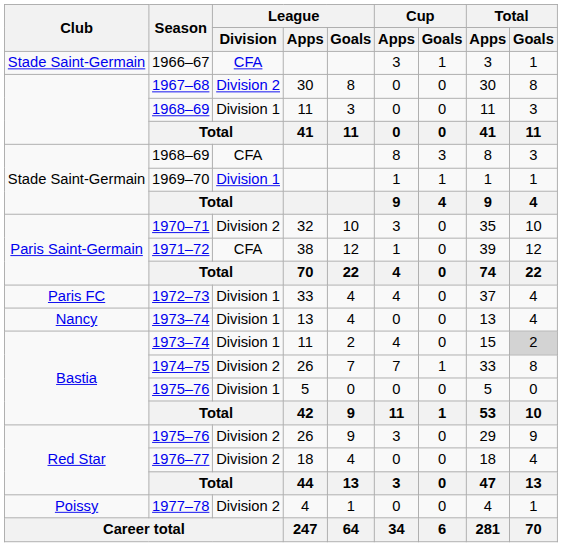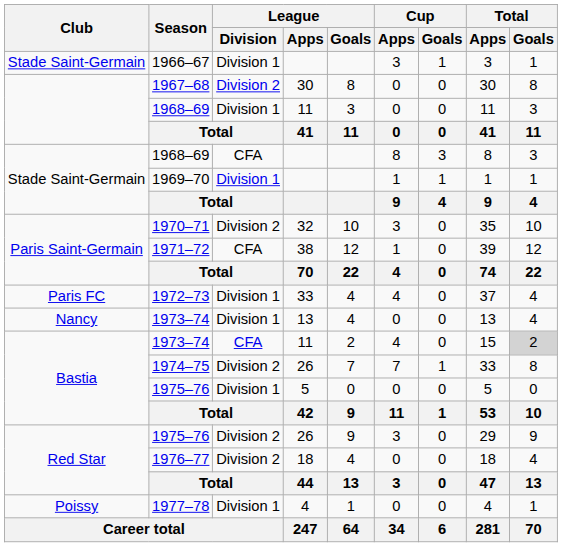(248, 62) CFA -> (248, 62) Division 1
(248, 343) Division 1 -> (248, 343) CFA
(248, 506) Division 2 -> (248, 506) Division 1
